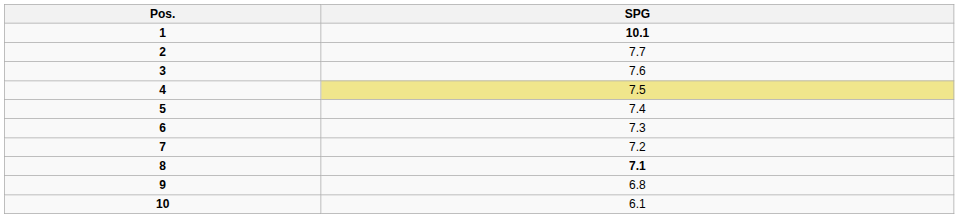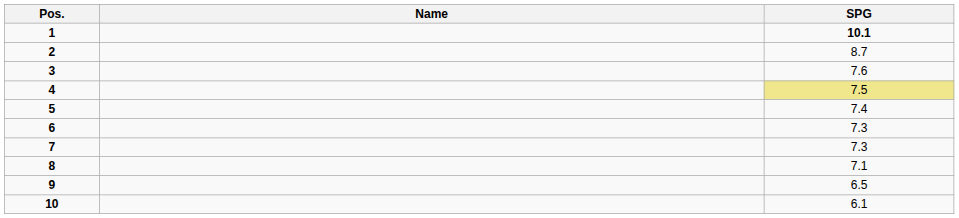+ column: (432, 14)
(637, 52) 7.7 -> (859, 52) 8.7
(637, 147) 7.2 -> (859, 147) 7.3
(637, 166) bold -> (859, 166) normal
(637, 185) 6.8 -> (859, 185) 6.5
